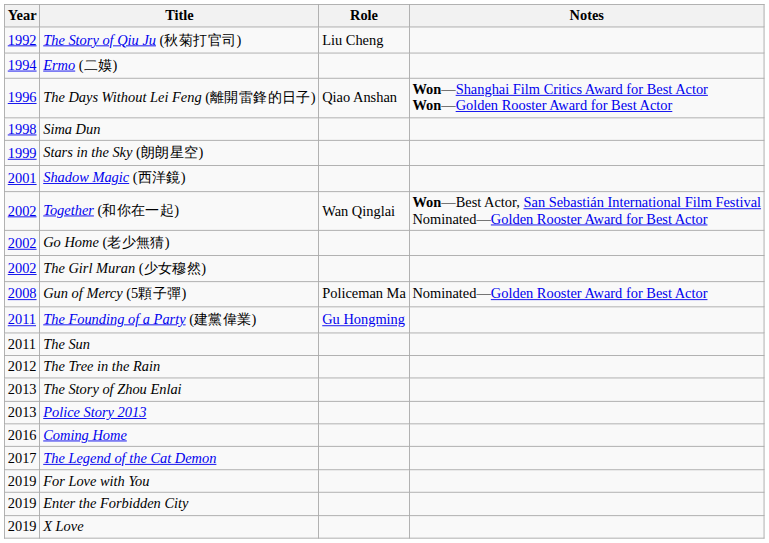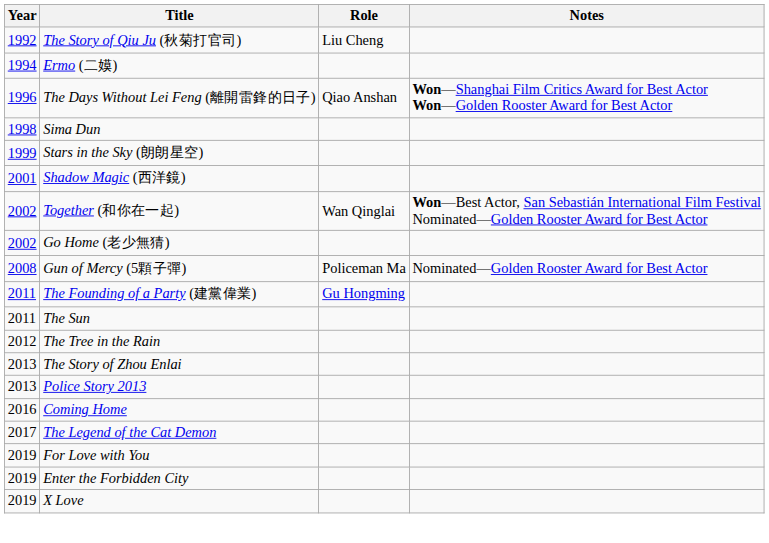- row: (125, 268)
